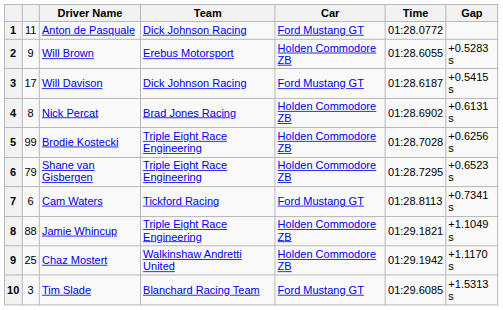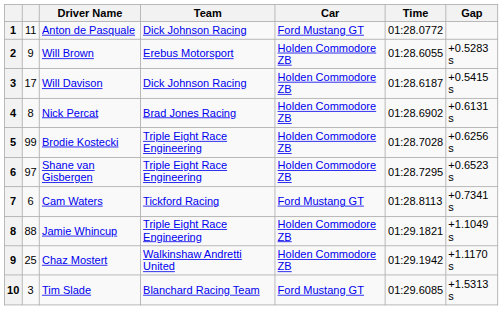(321, 83) Ford Mustang GT -> (327, 83) Holden Commodore ZB
(31, 172) 79 -> (31, 172) 97
